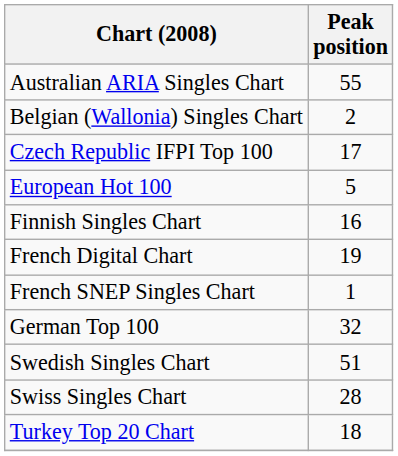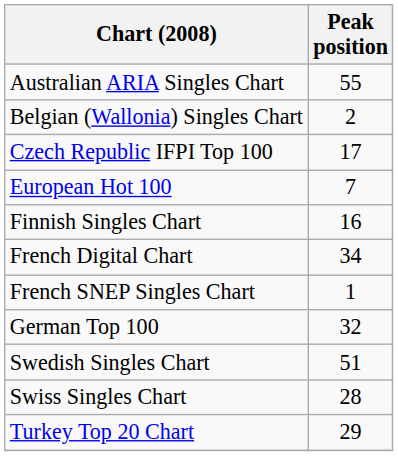(351, 186) 5 -> (351, 186) 7
(351, 256) 19 -> (351, 256) 34
(351, 432) 18 -> (351, 432) 29
